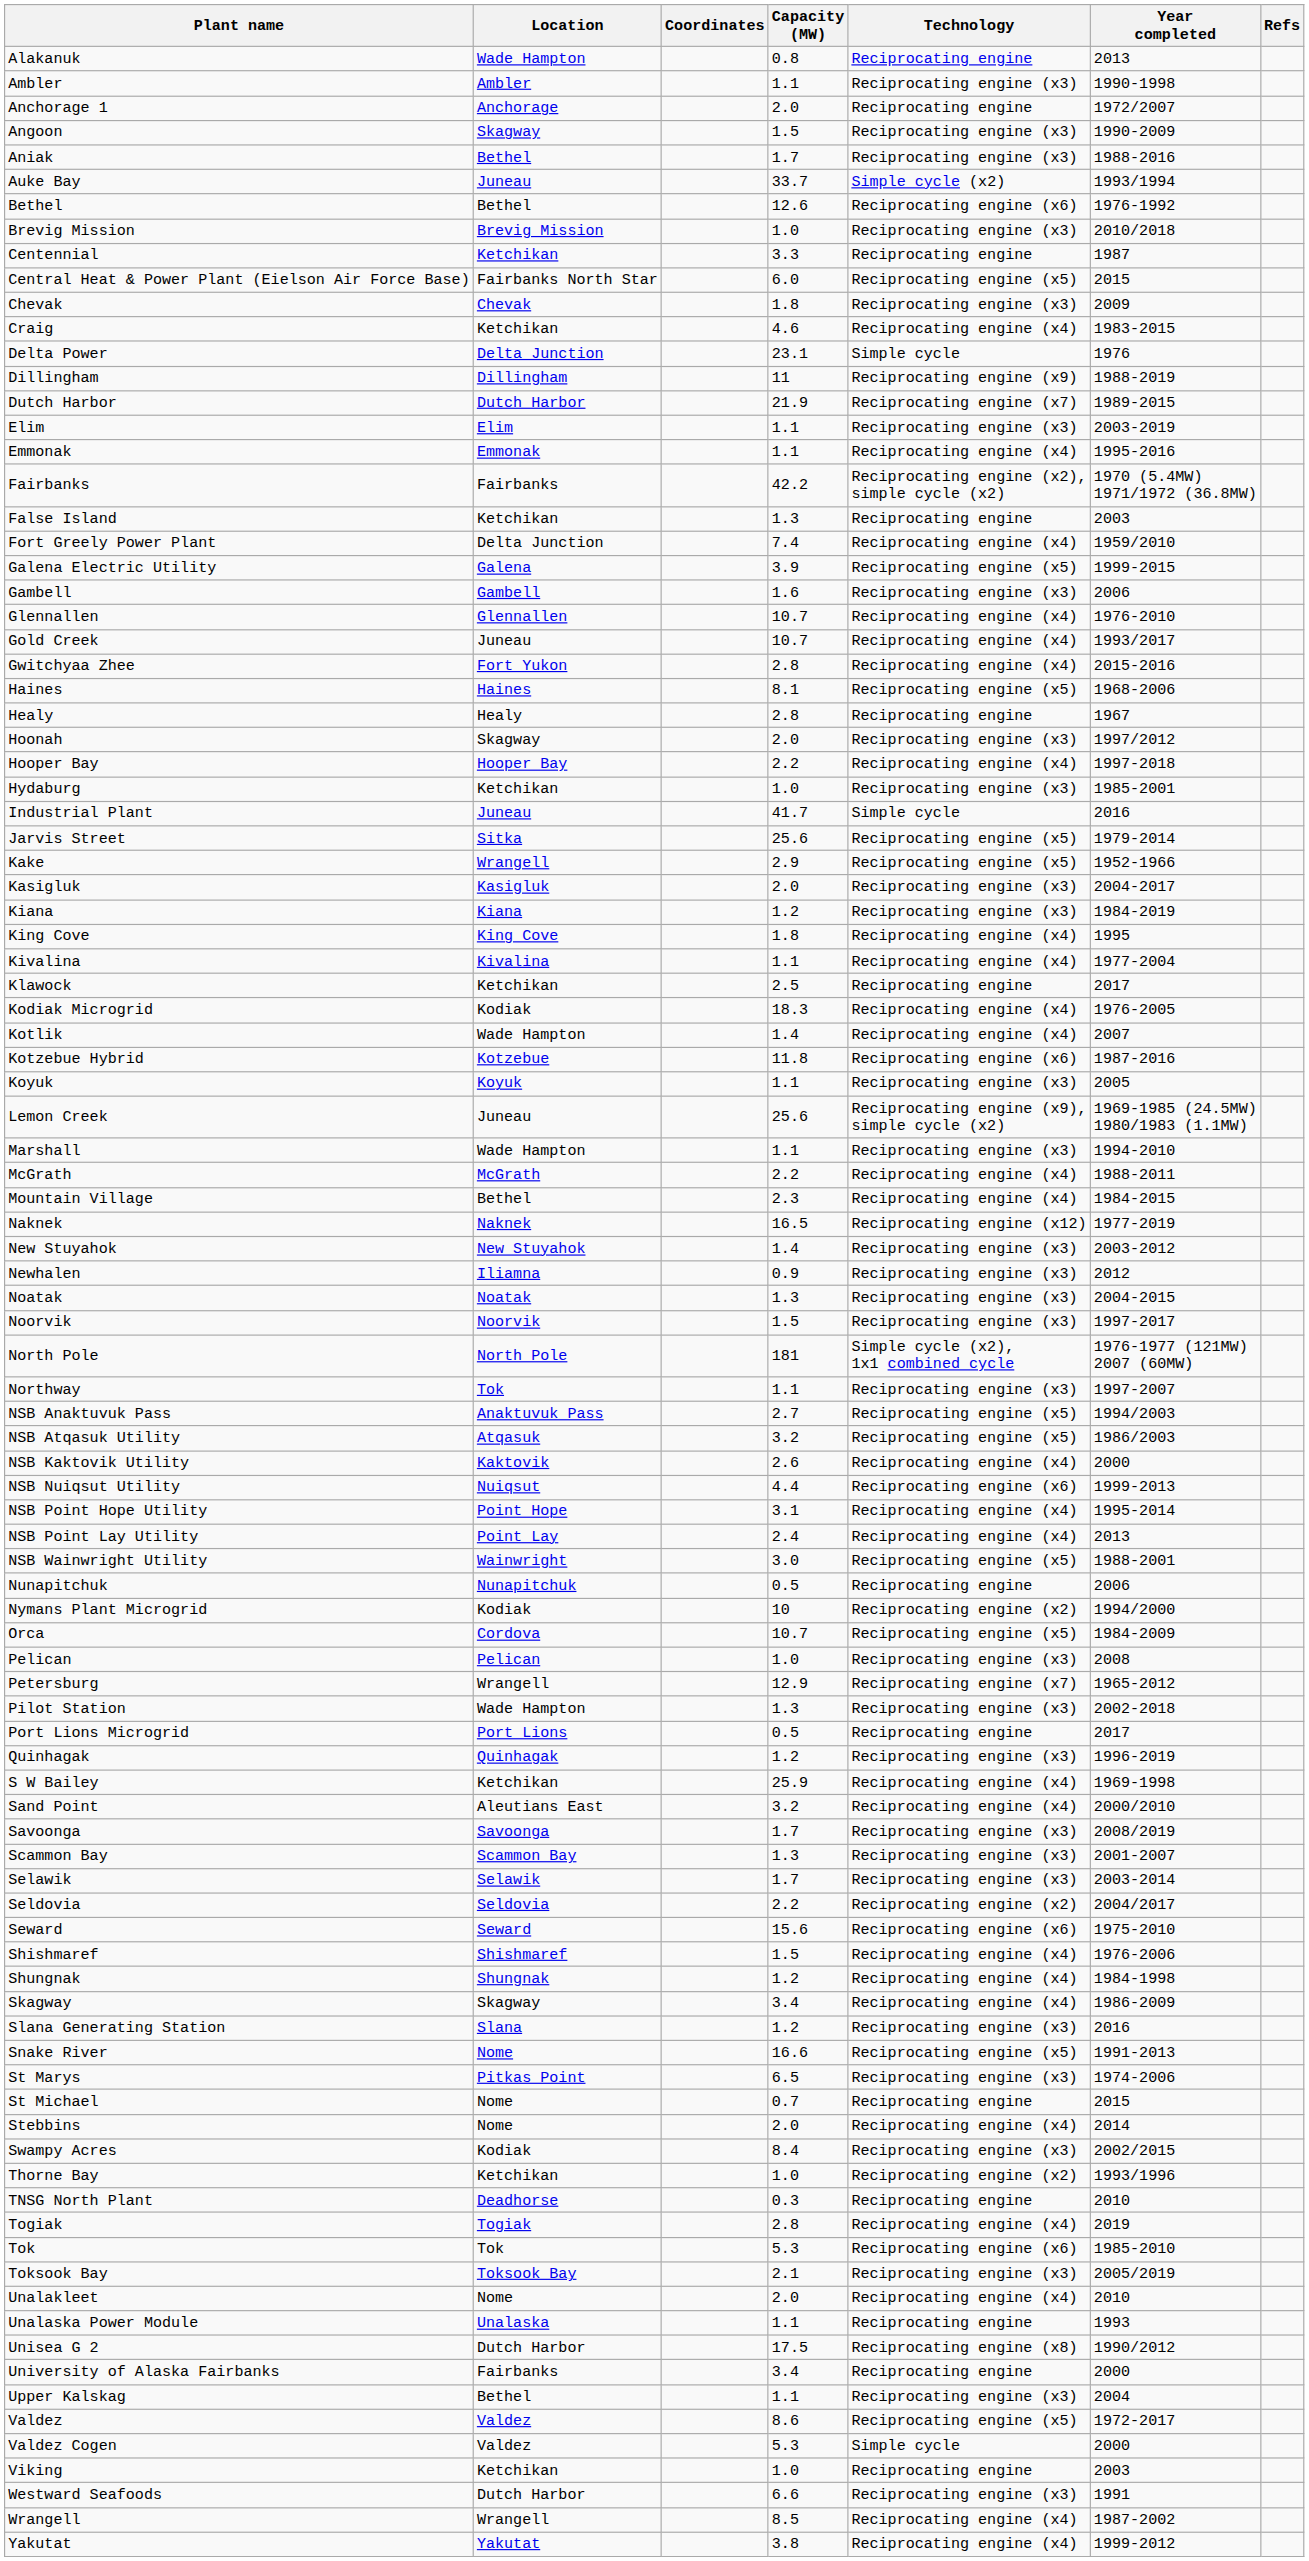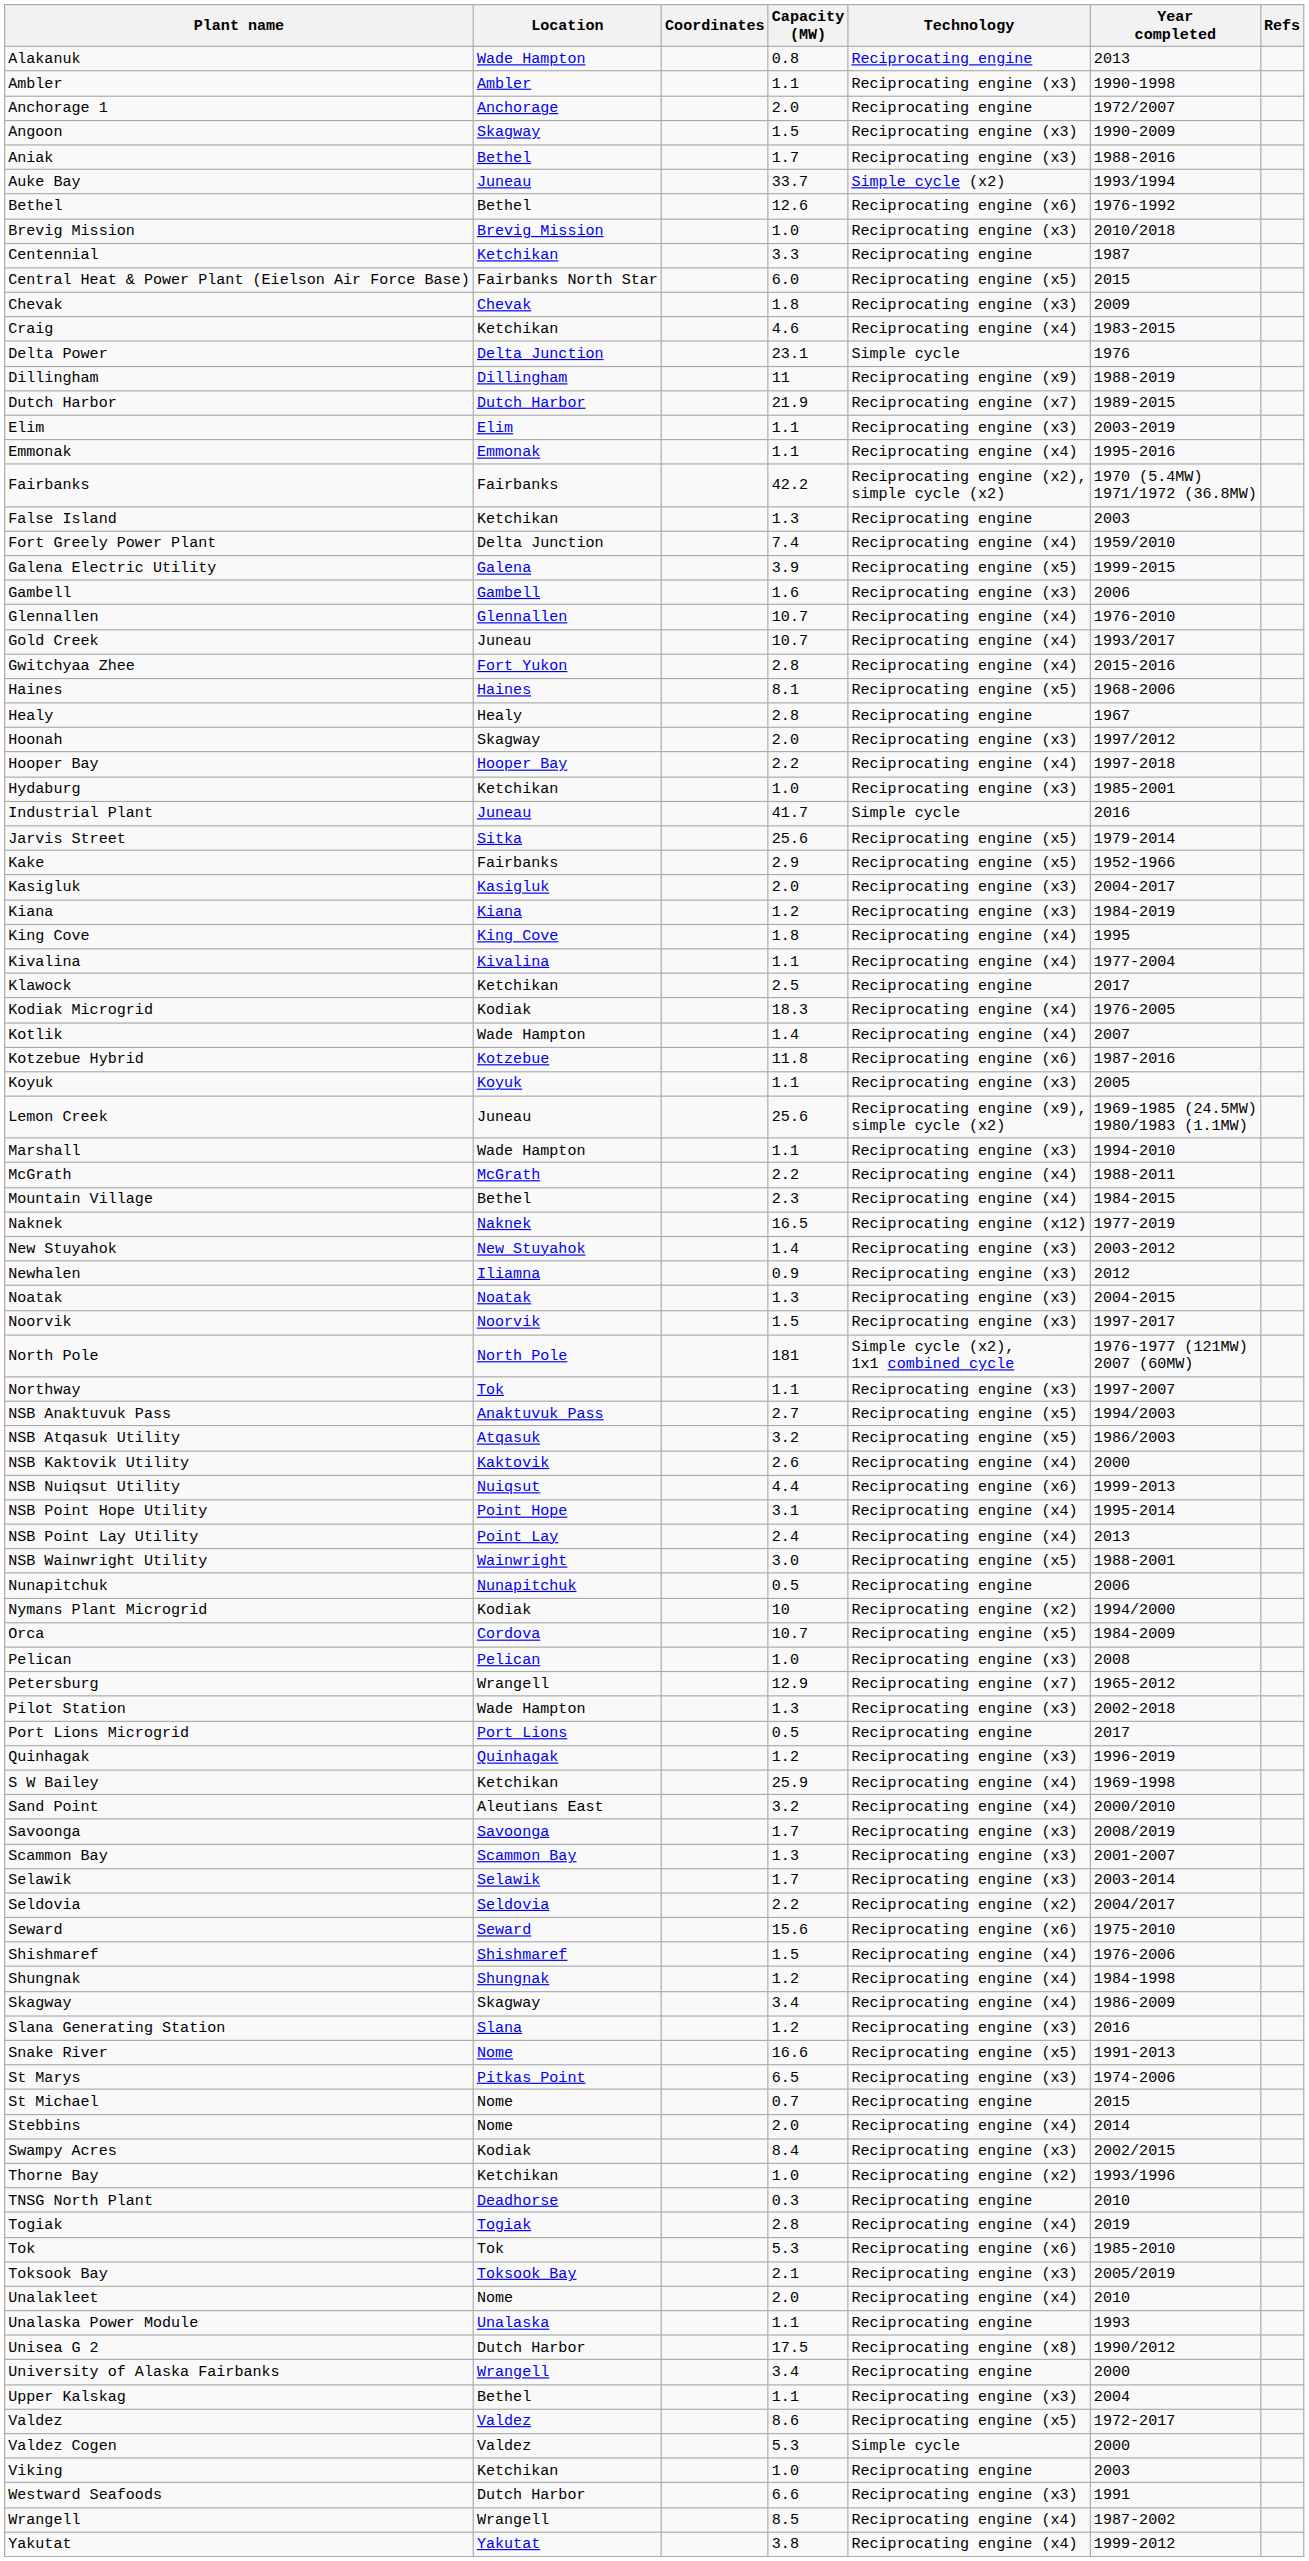(513, 863) Wrangell -> (518, 863) Fairbanks
(518, 2372) Fairbanks -> (513, 2372) Wrangell
